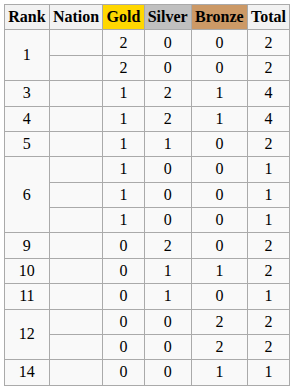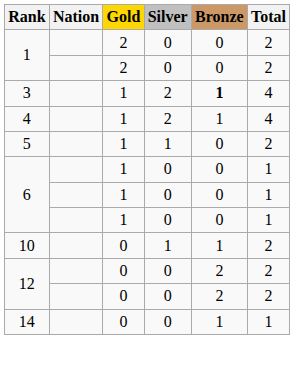(219, 93) normal -> (219, 93) bold
- row: (27, 245)
- row: (27, 296)
